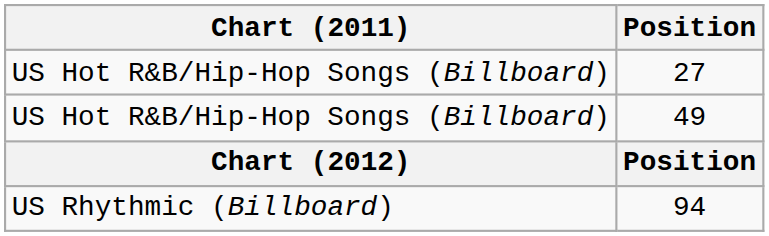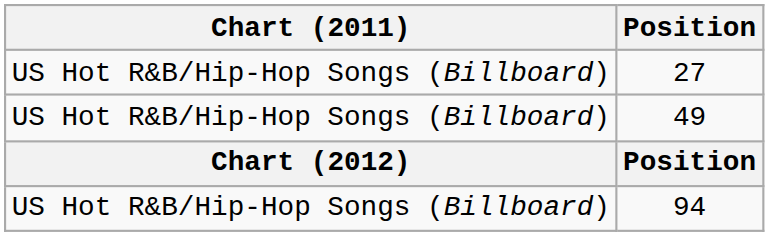(203, 208) US Rhythmic (Billboard) -> (311, 208) US Hot R&B/Hip-Hop Songs (Billboard)
